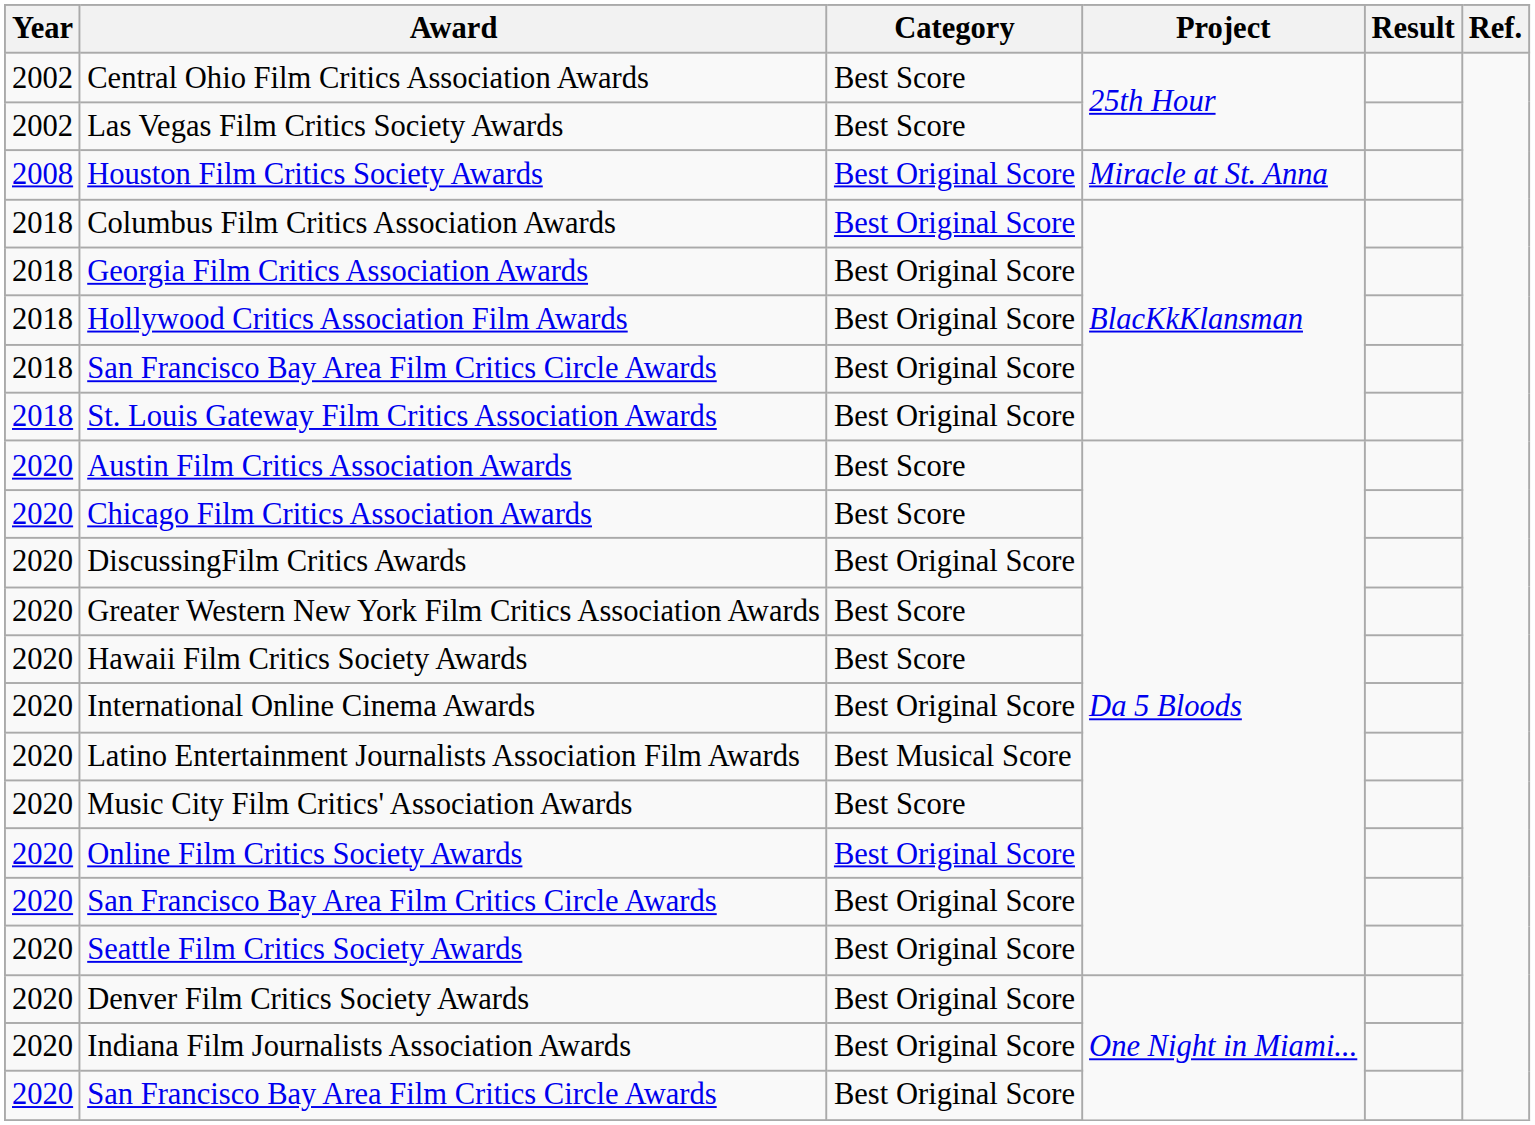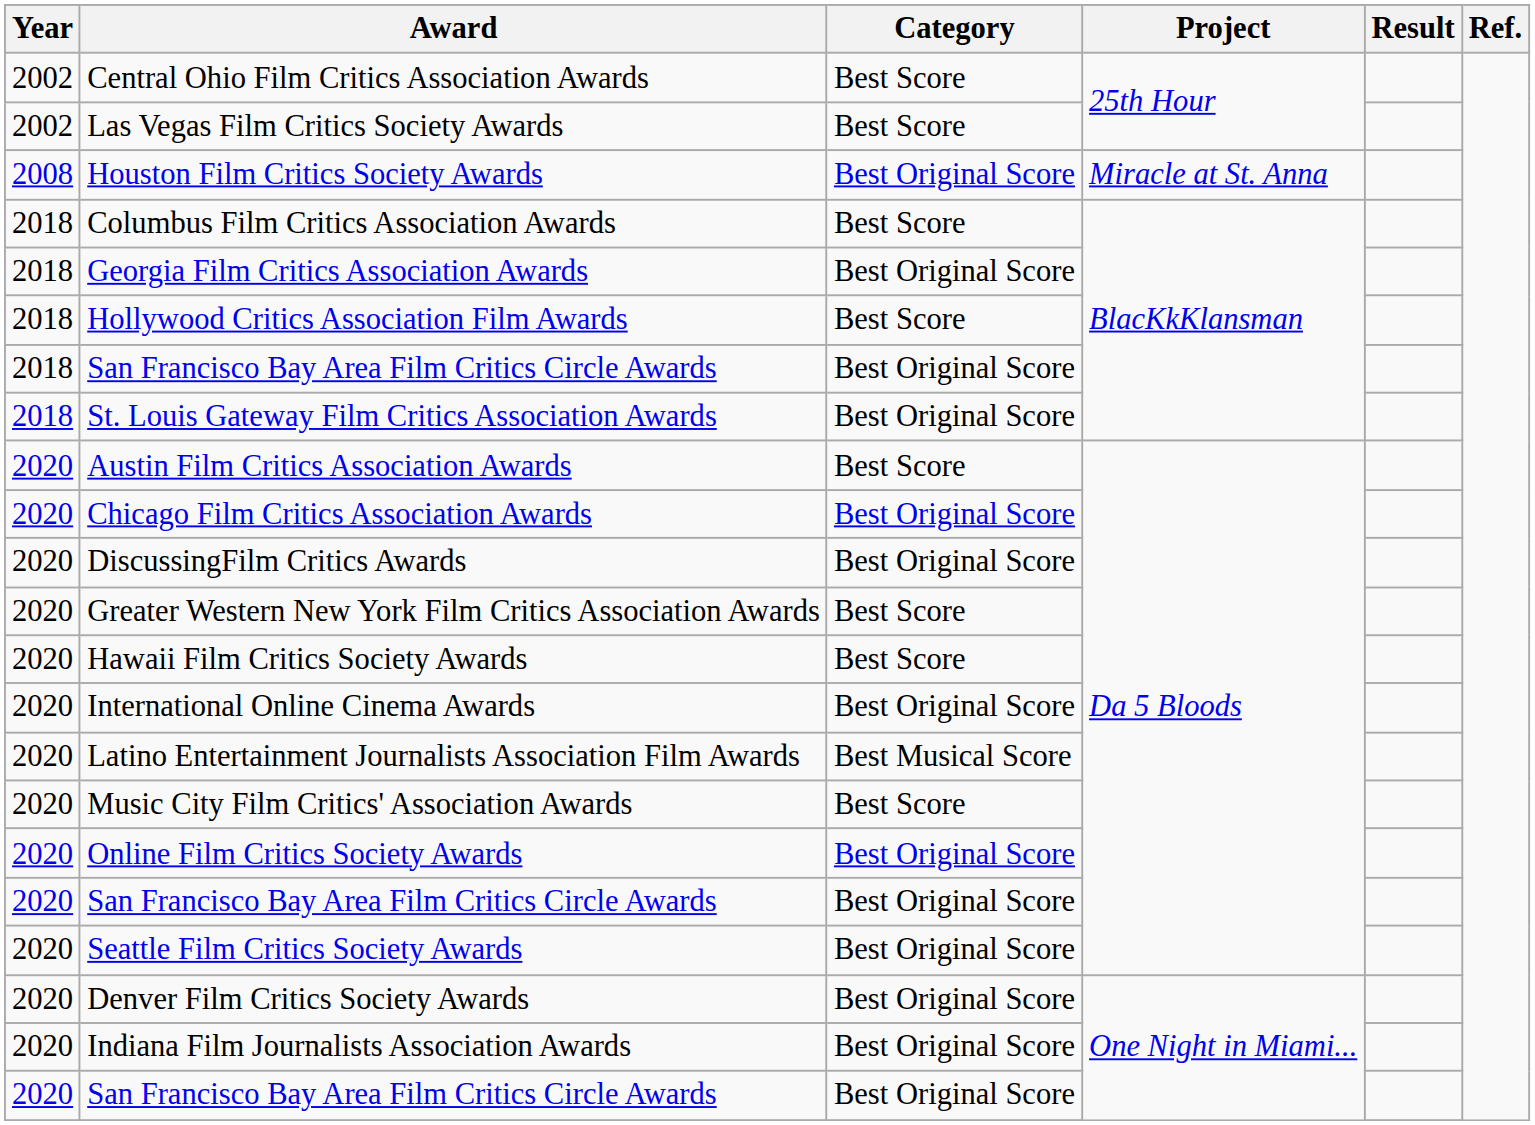(954, 222) Best Original Score -> (900, 222) Best Score
(954, 319) Best Original Score -> (900, 319) Best Score
(900, 513) Best Score -> (954, 513) Best Original Score
